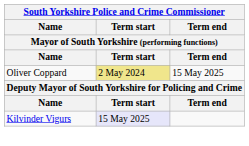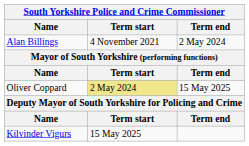+ row: (32, 42)
(124, 118) lavender background -> (116, 133) no background
